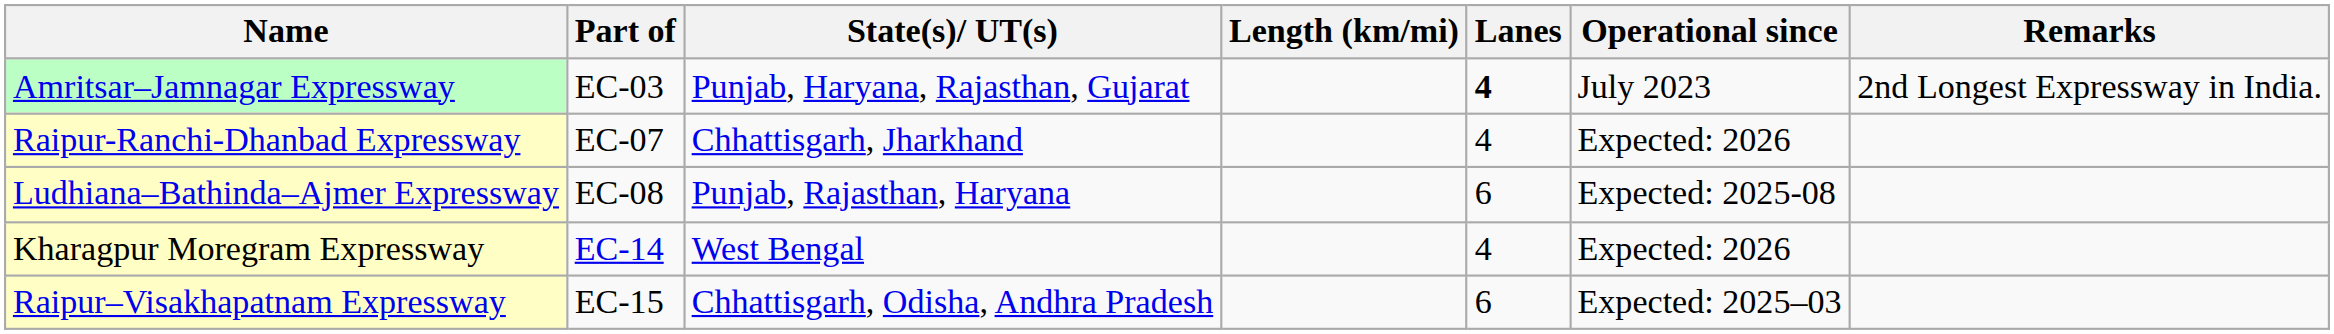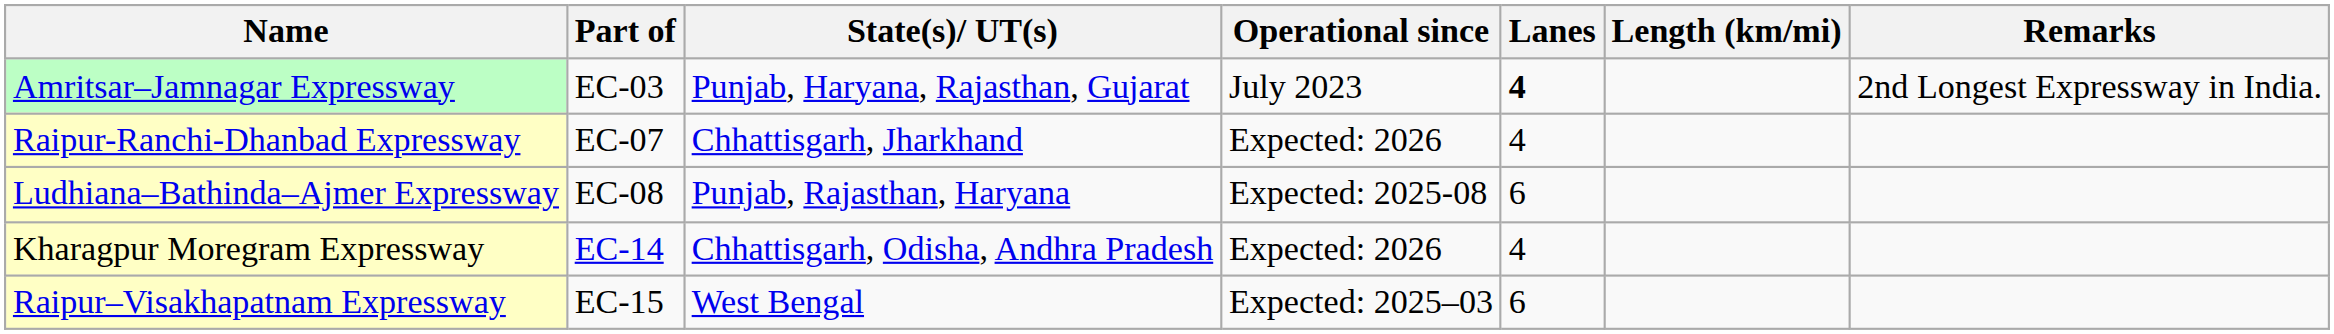columns swapped: (1344, 31) <-> (1710, 31)
(778, 247) West Bengal -> (952, 247) Chhattisgarh, Odisha, Andhra Pradesh
(952, 301) Chhattisgarh, Odisha, Andhra Pradesh -> (778, 301) West Bengal
